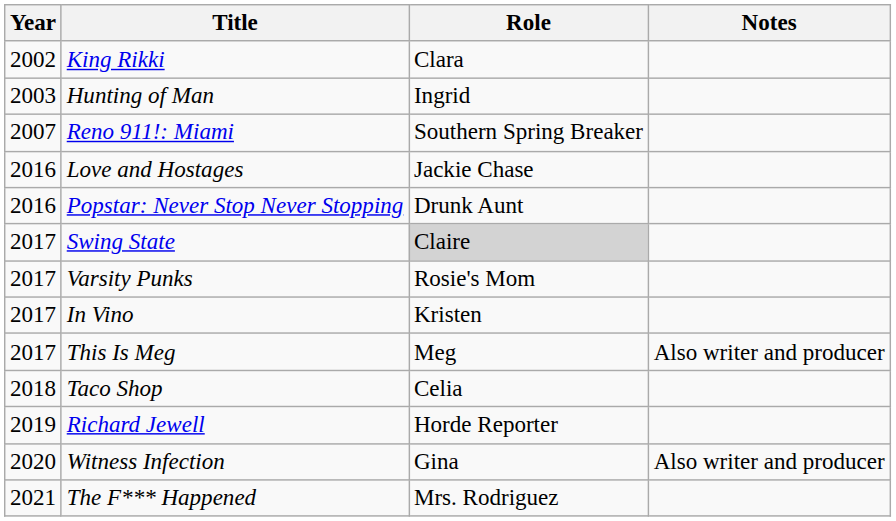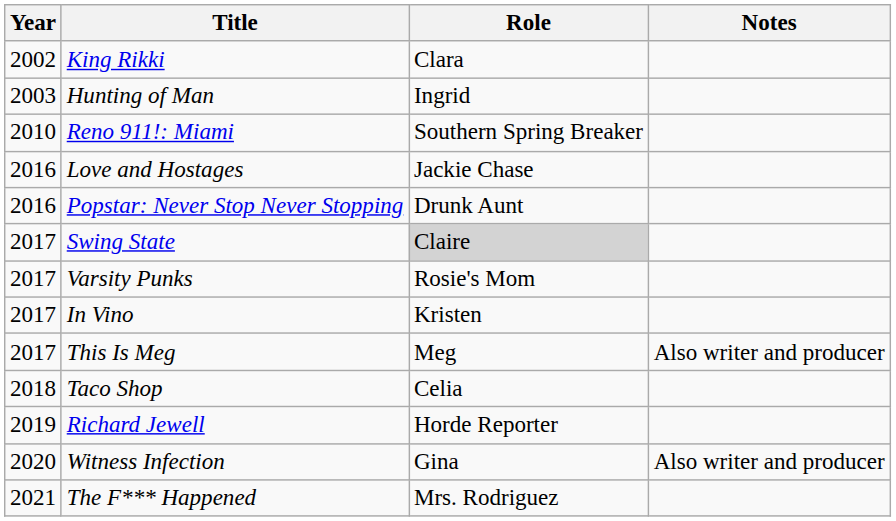(33, 132) 2007 -> (33, 132) 2010
